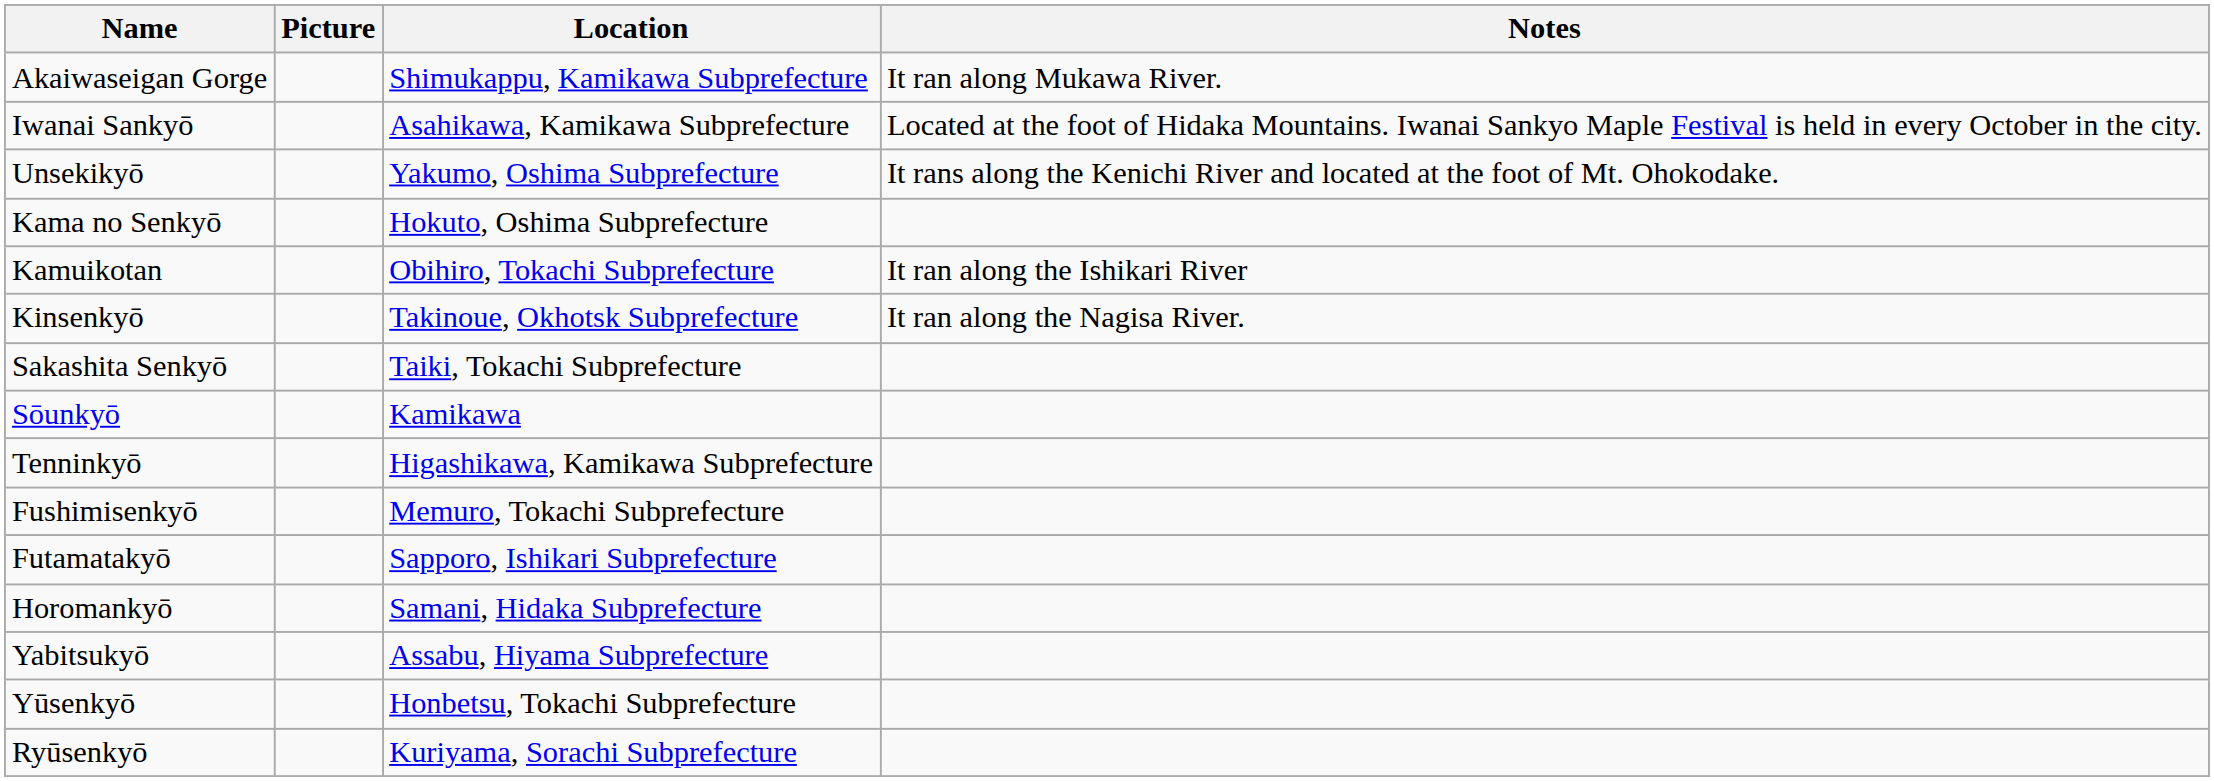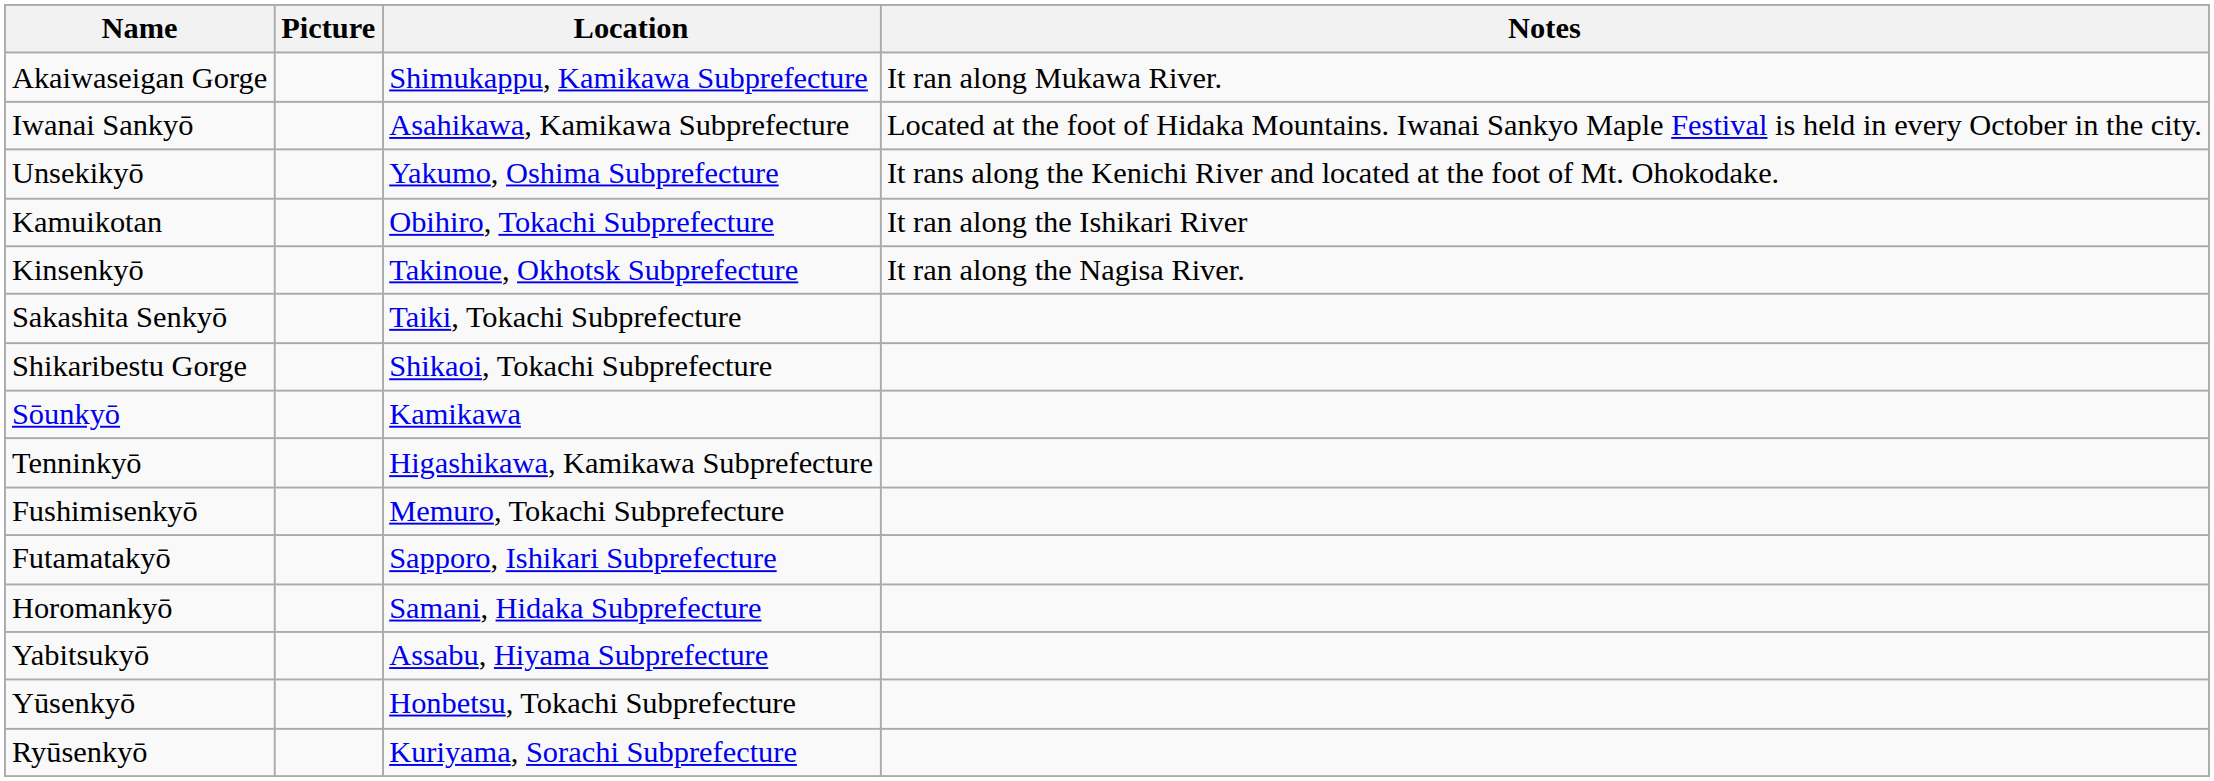- row: (117, 221)
+ row: (129, 366)
